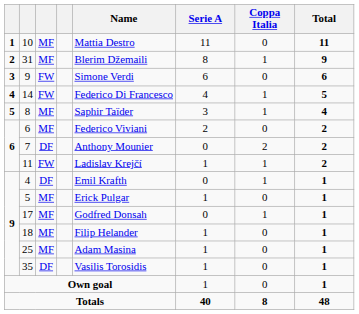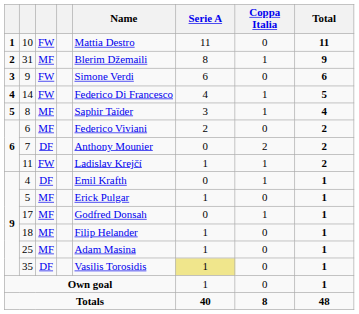(46, 42) MF -> (46, 42) FW
(205, 266) no background -> (205, 266) khaki background
